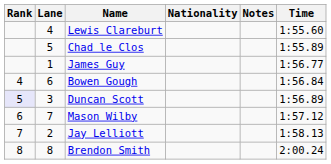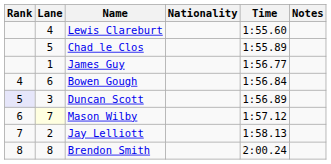columns swapped: (301, 13) <-> (258, 13)
(50, 116) no background -> (50, 116) lightyellow background
